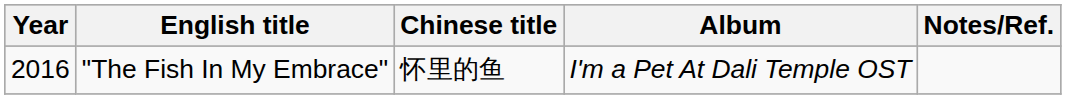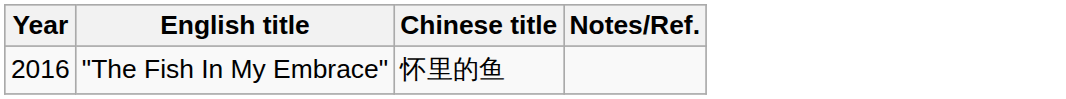- column: (740, 25)
